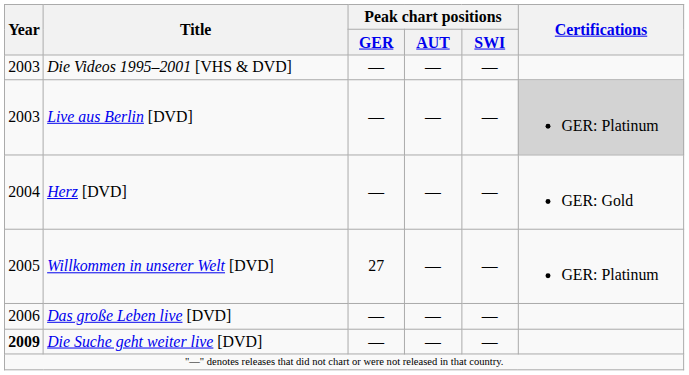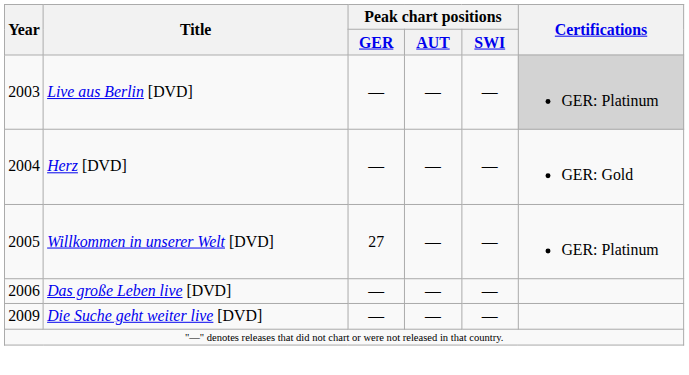- row: (170, 67)
(24, 341) bold -> (24, 316) normal
